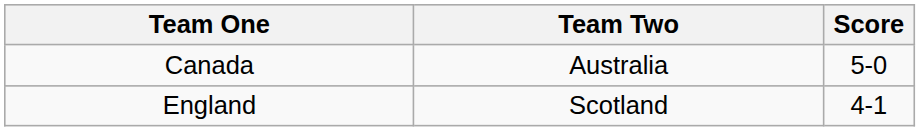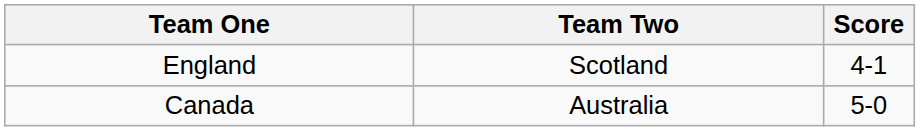rows swapped: (209, 105) <-> (209, 65)
